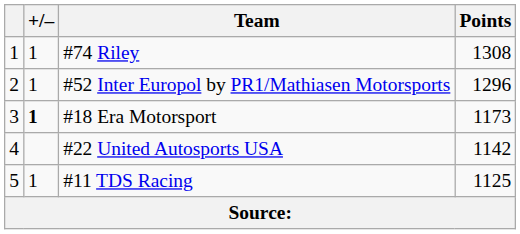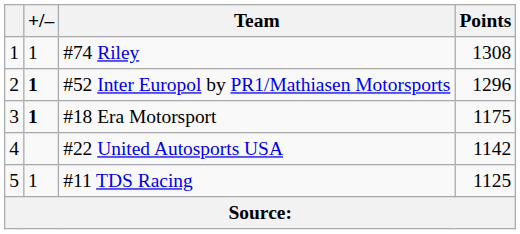(33, 84) normal -> (33, 84) bold
(492, 116) 1173 -> (492, 116) 1175
